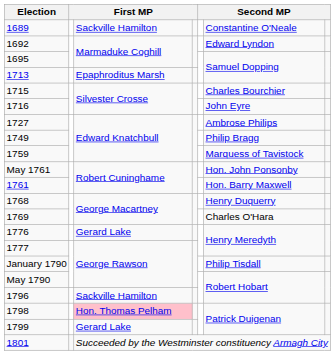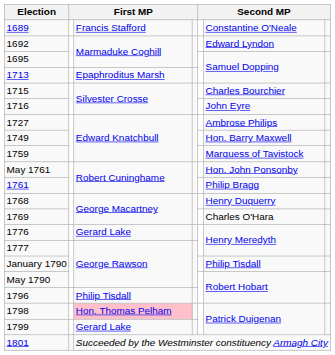(116, 28) Sackville Hamilton -> (111, 28) Francis Stafford
(232, 138) Philip Bragg -> (249, 138) Hon. Barry Maxwell
(249, 185) Hon. Barry Maxwell -> (232, 185) Philip Bragg
(116, 295) Sackville Hamilton -> (103, 295) Philip Tisdall
